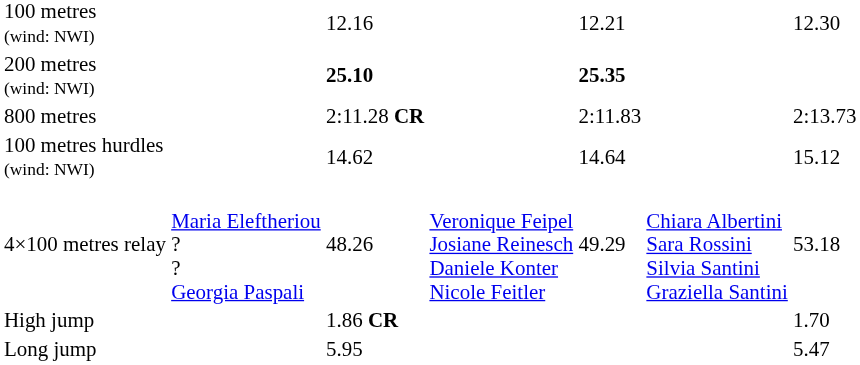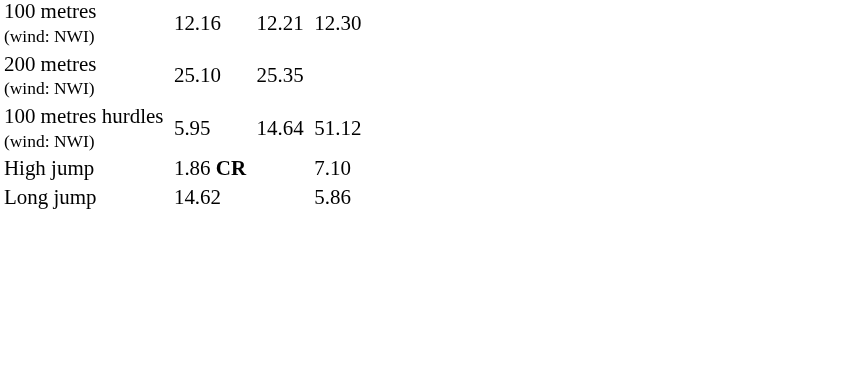(350, 75) bold -> (197, 75) normal
(602, 75) bold -> (280, 75) normal
- row: (50, 116)
(350, 156) 14.62 -> (192, 128) 5.95
(817, 156) 15.12 -> (338, 128) 51.12
- row: (85, 244)
(811, 320) 1.70 -> (333, 168) 7.10
(344, 349) 5.95 -> (197, 197) 14.62
(811, 349) 5.47 -> (333, 197) 5.86
